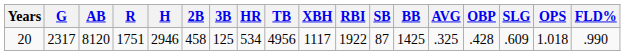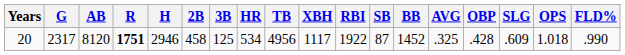(130, 39) normal -> (130, 39) bold
(411, 39) 1425 -> (411, 39) 1452
